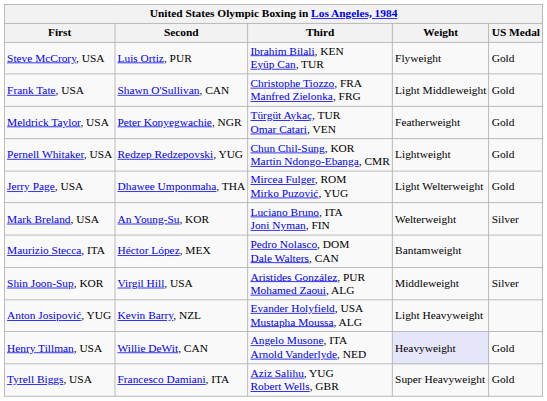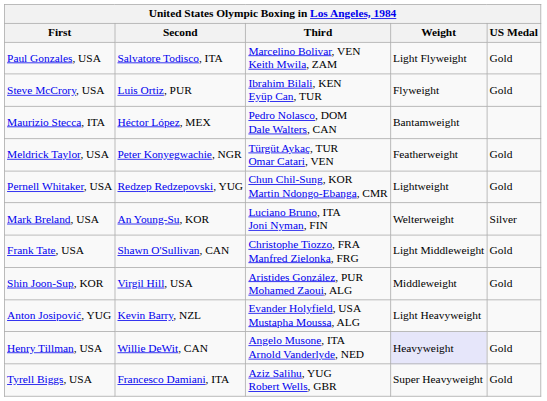+ row: (54, 58)
rows swapped: (56, 251) <-> (46, 90)
- row: (45, 187)
(505, 283) Silver -> (501, 283) Gold
